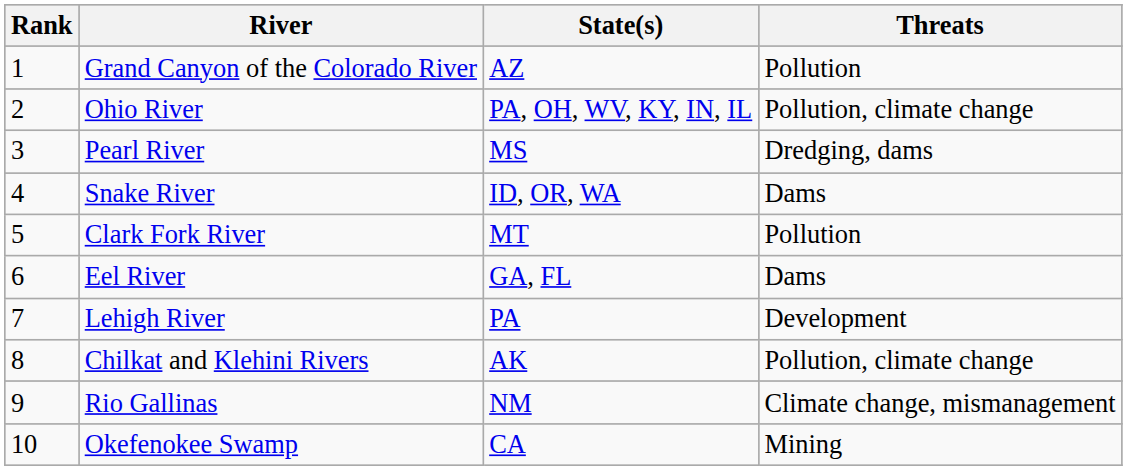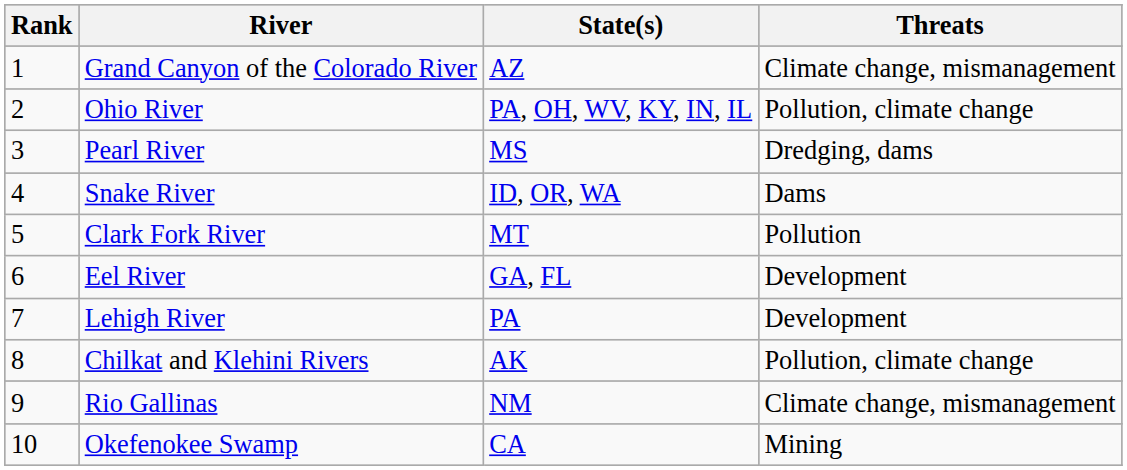(813, 67) Pollution -> (940, 67) Climate change, mismanagement
(795, 276) Dams -> (836, 276) Development
